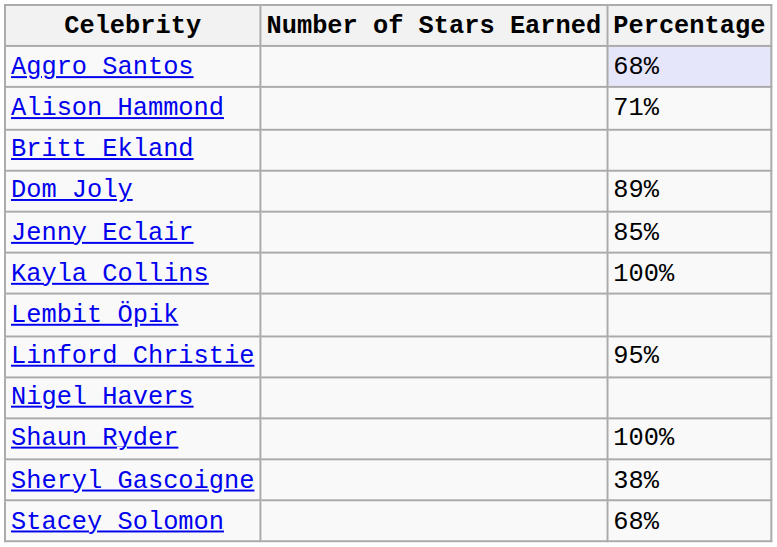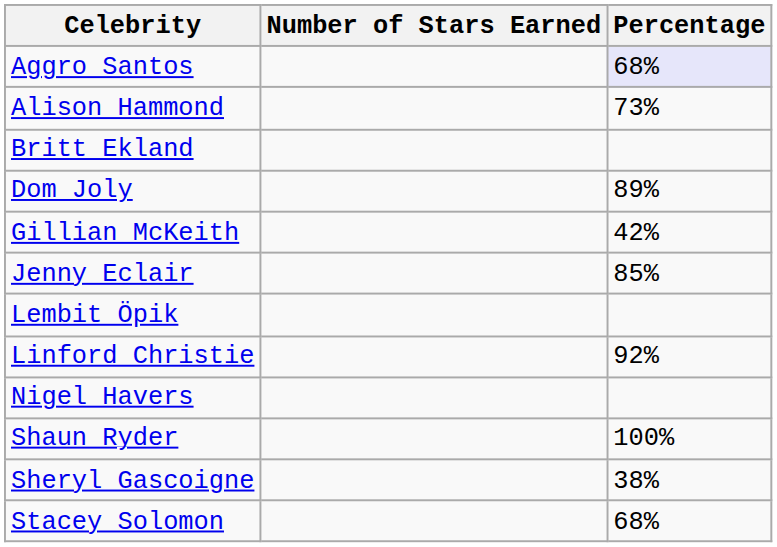(636, 108) 71% -> (636, 108) 73%
+ row: (125, 232)
- row: (110, 274)
(636, 356) 95% -> (636, 356) 92%
